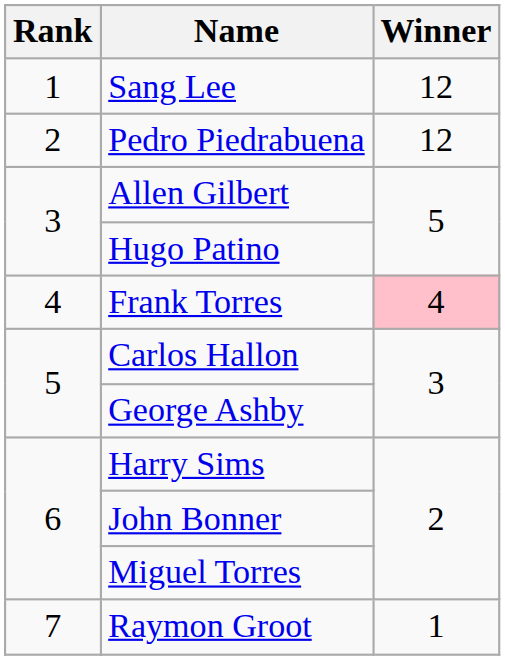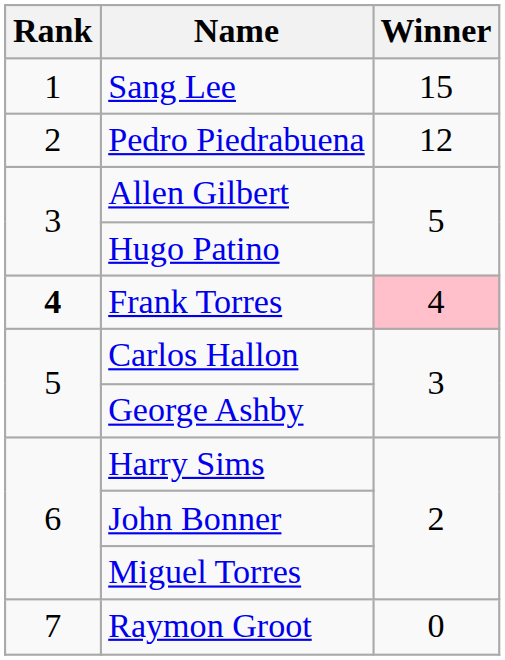(436, 85) 12 -> (436, 85) 15
(53, 301) normal -> (53, 301) bold
(436, 626) 1 -> (436, 626) 0
